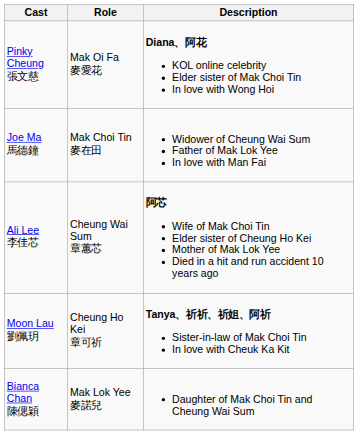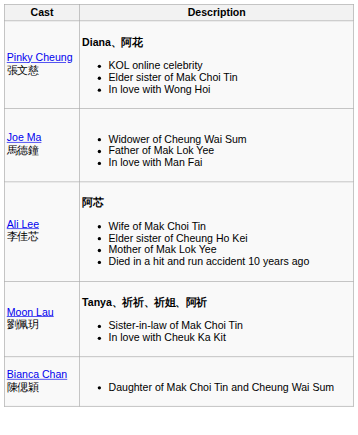- column: (105, 12)
